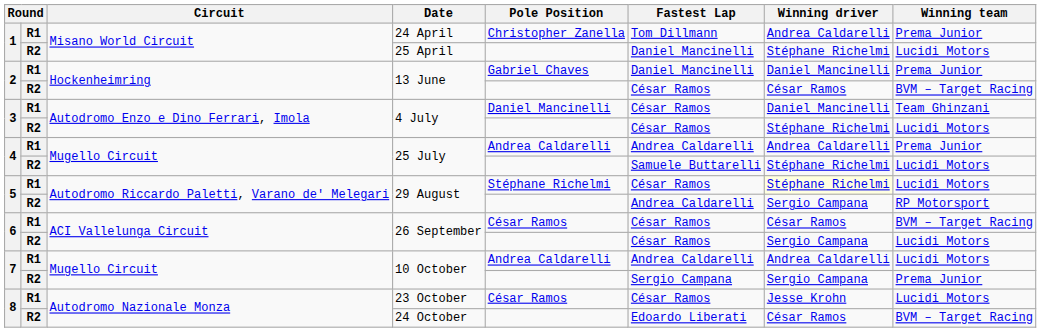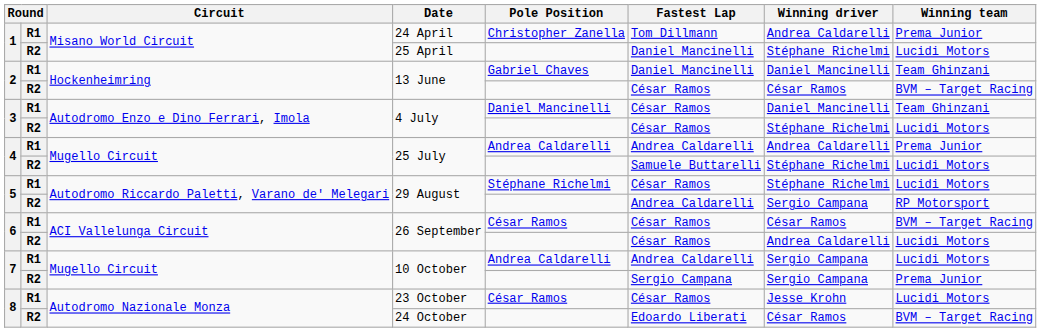(939, 71) Prema Junior -> (943, 71) Team Ghinzani
(828, 185) lightyellow background -> (828, 185) no background
(817, 242) Sergio Campana -> (828, 242) Andrea Caldarelli
(828, 261) Andrea Caldarelli -> (817, 261) Sergio Campana
